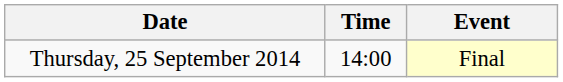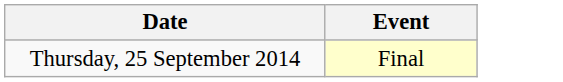- column: (366, 22)
